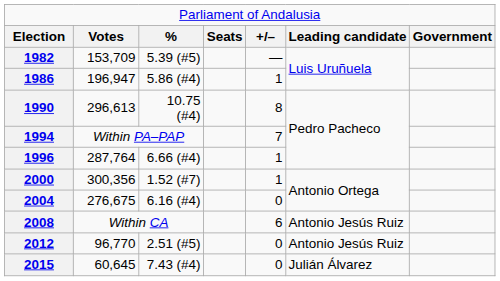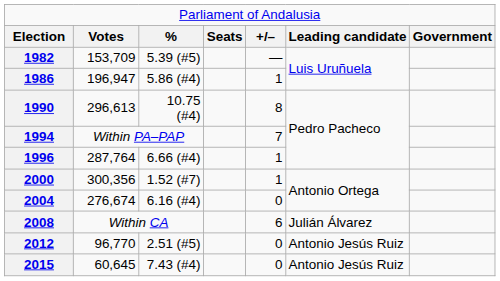(111, 200) 276,675 -> (111, 200) 276,674
(346, 222) Antonio Jesús Ruiz -> (330, 222) Julián Álvarez
(330, 264) Julián Álvarez -> (346, 264) Antonio Jesús Ruiz
